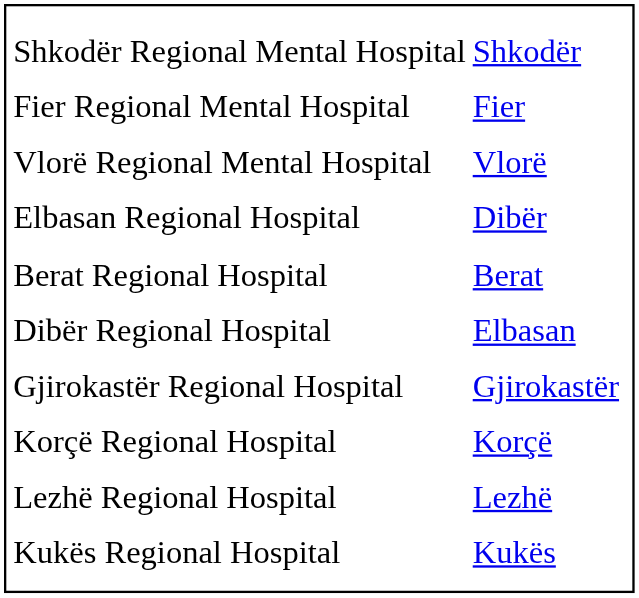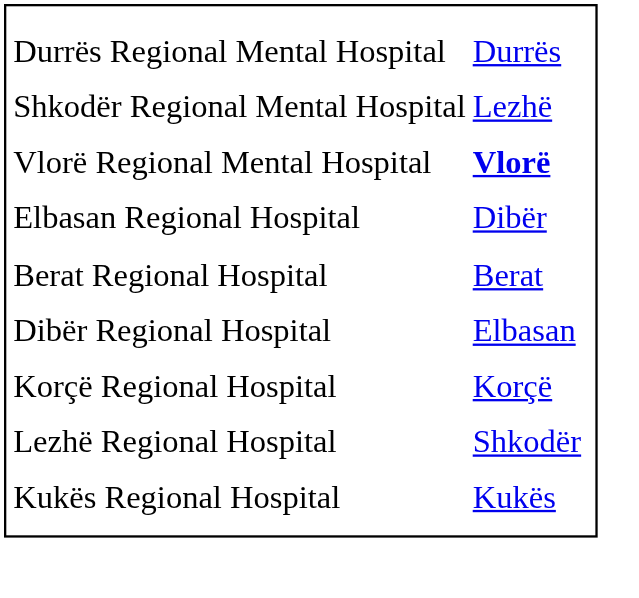+ row: (230, 50)
(527, 50) Shkodër -> (512, 106) Lezhë
- row: (212, 106)
(510, 162) normal -> (512, 162) bold
- row: (208, 385)
(512, 496) Lezhë -> (527, 440) Shkodër
